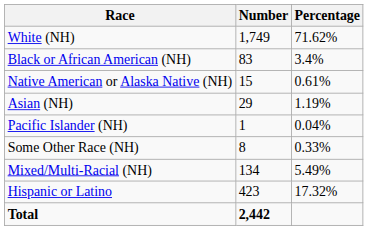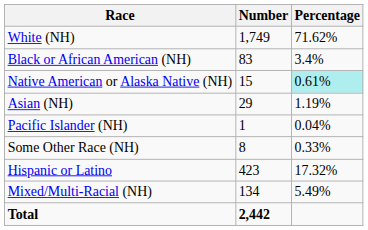(313, 81) no background -> (313, 81) paleturquoise background
rows swapped: (80, 170) <-> (60, 192)
